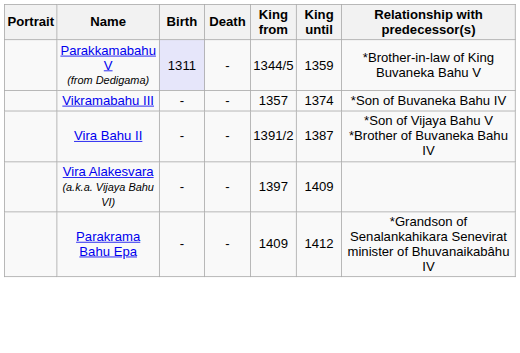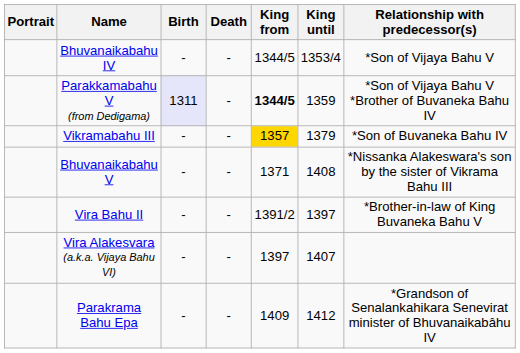+ row: (109, 57)
(273, 65) normal -> (275, 100) bold
(428, 65) *Brother-in-law of King Buvaneka Bahu V -> (430, 100) *Son of Vijaya Bahu V *Brother of Buvaneka Bahu IV
(273, 100) no background -> (275, 136) gold background
(319, 100) 1374 -> (321, 136) 1379
+ row: (109, 171)
(319, 136) 1387 -> (321, 214) 1397
(428, 136) *Son of Vijaya Bahu V *Brother of Buvaneka Bahu IV -> (430, 214) *Brother-in-law of King Buvaneka Bahu V
(319, 186) 1409 -> (321, 257) 1407
